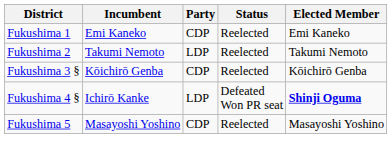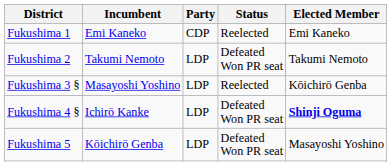(245, 52) Reelected -> (252, 59) Defeated Won PR seat
(124, 71) Kōichirō Genba -> (133, 85) Masayoshi Yoshino
(198, 71) CDP -> (197, 85) LDP
(133, 124) Masayoshi Yoshino -> (124, 144) Kōichirō Genba
(198, 124) CDP -> (197, 144) LDP
(245, 124) Reelected -> (252, 144) Defeated Won PR seat
